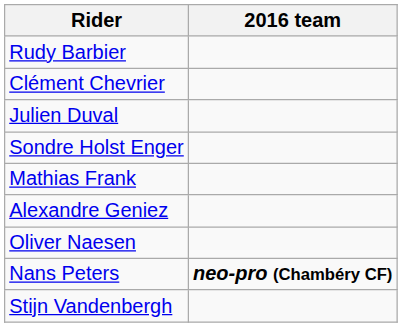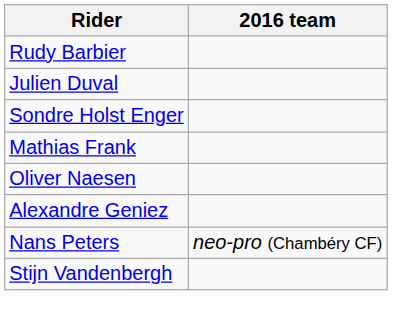- row: (87, 83)
rows swapped: (89, 210) <-> (73, 242)
(293, 274) bold -> (288, 242) normal
